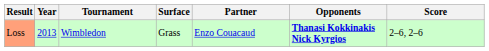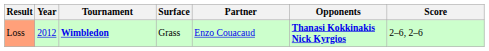(47, 33) 2013 -> (47, 33) 2012
(83, 33) normal -> (85, 33) bold
